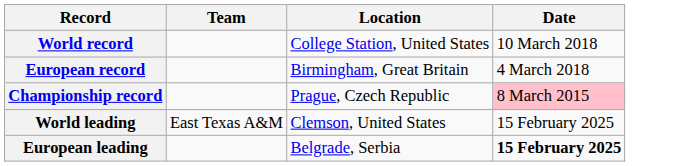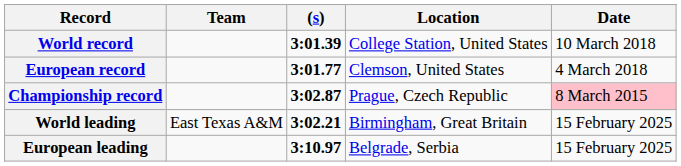+ column: (316, 17)
(380, 69) Birmingham, Great Britain -> (426, 69) Clemson, United States
(368, 122) Clemson, United States -> (438, 122) Birmingham, Great Britain
(559, 148) bold -> (614, 148) normal
